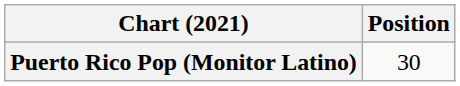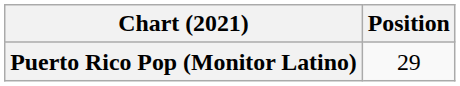(409, 61) 30 -> (409, 61) 29
